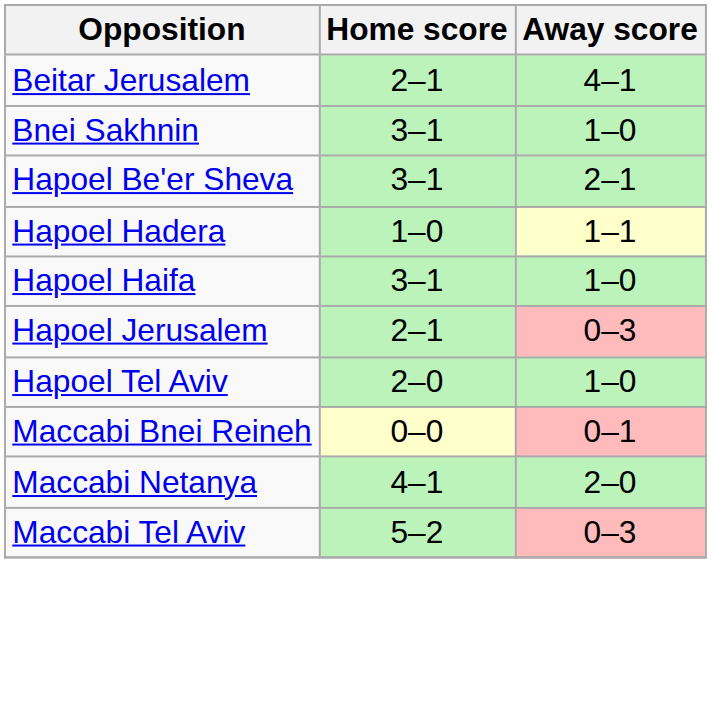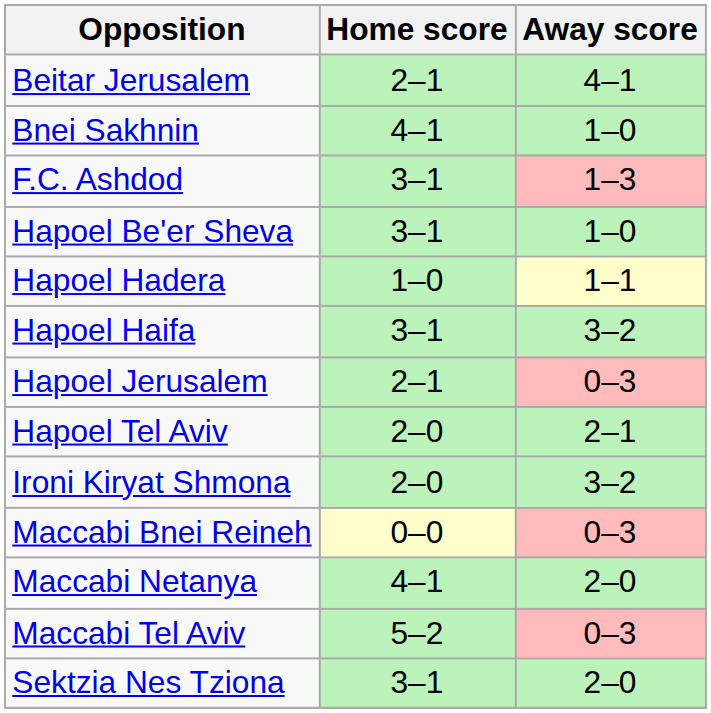(417, 130) 3–1 -> (417, 130) 4–1
+ row: (98, 180)
(610, 180) 2–1 -> (610, 230) 1–0
(610, 280) 1–0 -> (610, 331) 3–2
(610, 381) 1–0 -> (610, 431) 2–1
+ row: (151, 481)
(610, 431) 0–1 -> (610, 532) 0–3
+ row: (148, 682)
